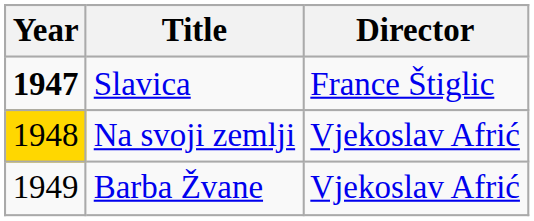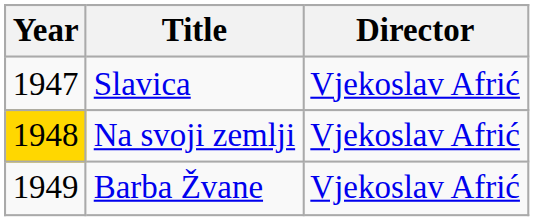(46, 82) bold -> (46, 82) normal
(402, 82) France Štiglic -> (415, 82) Vjekoslav Afrić
